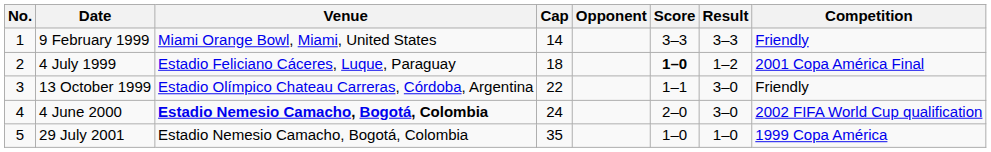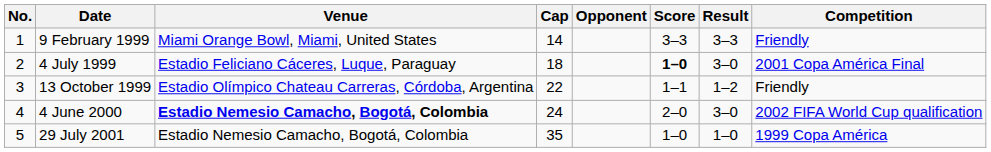(725, 64) 1–2 -> (725, 64) 3–0
(725, 87) 3–0 -> (725, 87) 1–2
